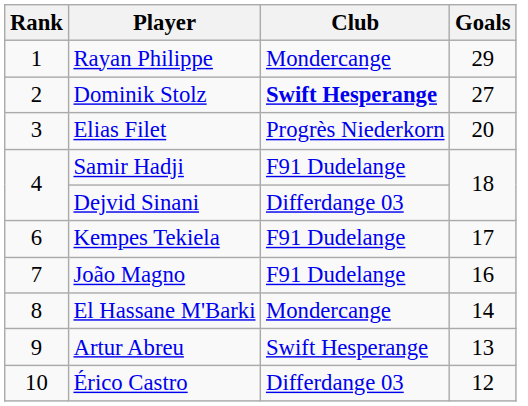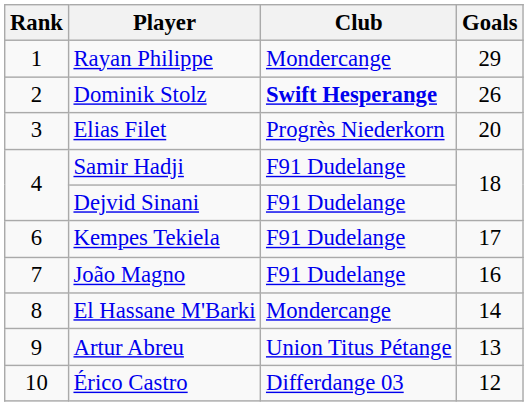(483, 94) 27 -> (490, 94) 26
(335, 202) Differdange 03 -> (336, 202) F91 Dudelange
(347, 346) Swift Hesperange -> (359, 346) Union Titus Pétange
